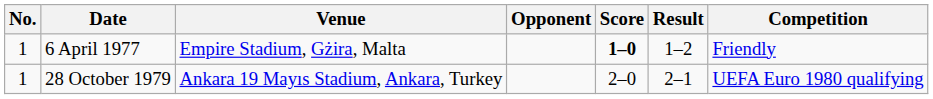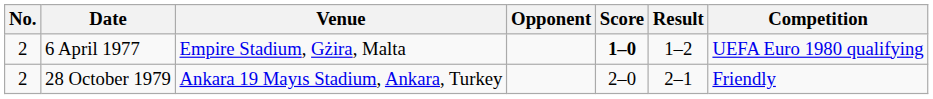(23, 49) 1 -> (23, 49) 2
(744, 49) Friendly -> (818, 49) UEFA Euro 1980 qualifying
(23, 78) 1 -> (23, 78) 2
(818, 78) UEFA Euro 1980 qualifying -> (744, 78) Friendly
